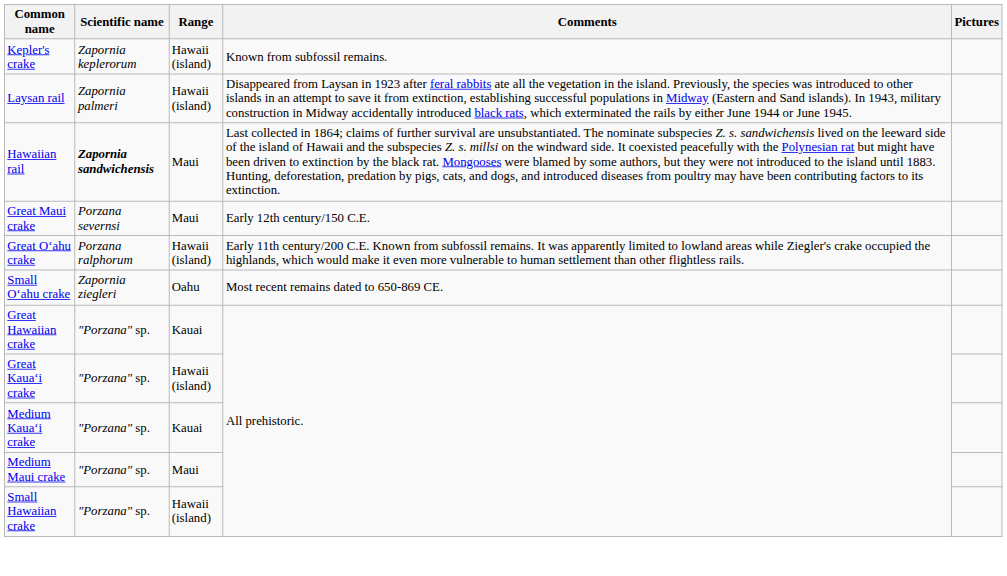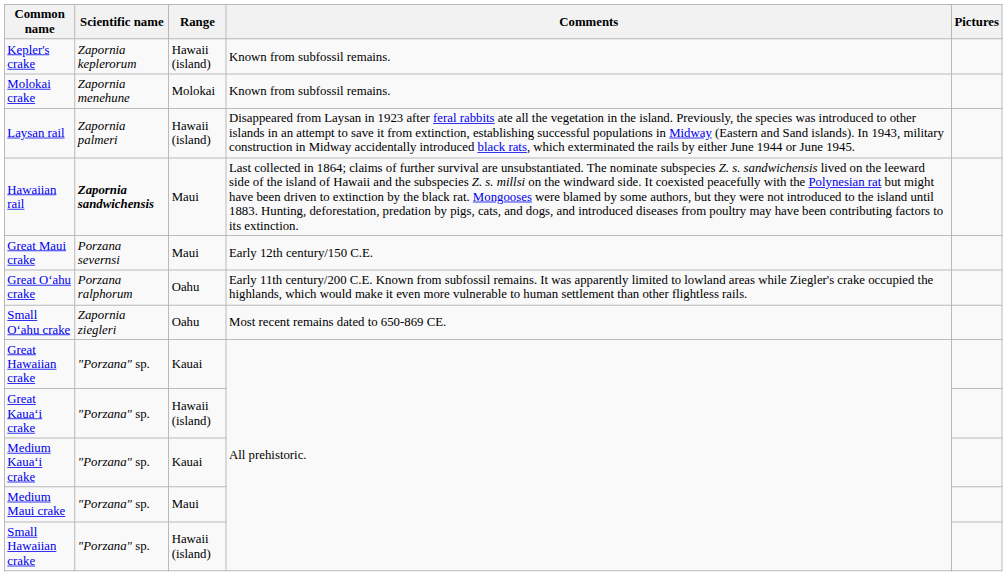+ row: (29, 91)
(191, 252) Hawaii (island) -> (186, 287) Oahu
